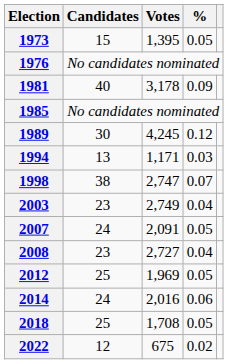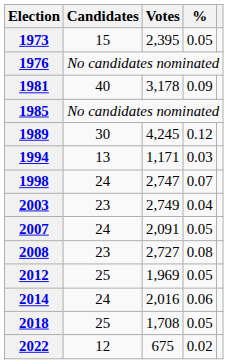(163, 39) 1,395 -> (163, 39) 2,395
(103, 181) 38 -> (103, 181) 24
(200, 252) 0.04 -> (200, 252) 0.08
